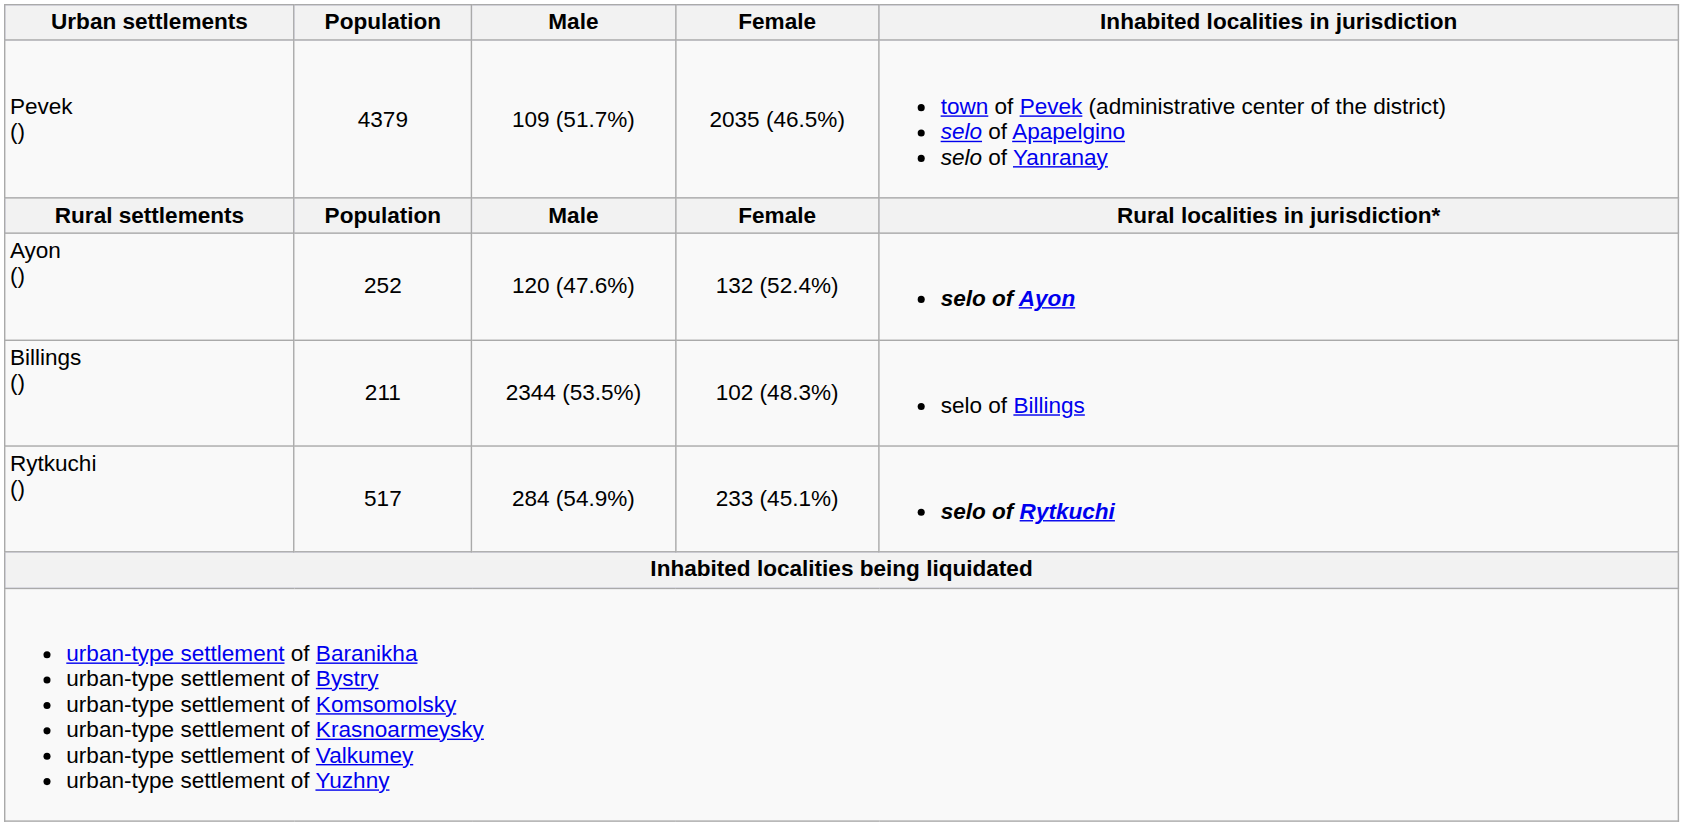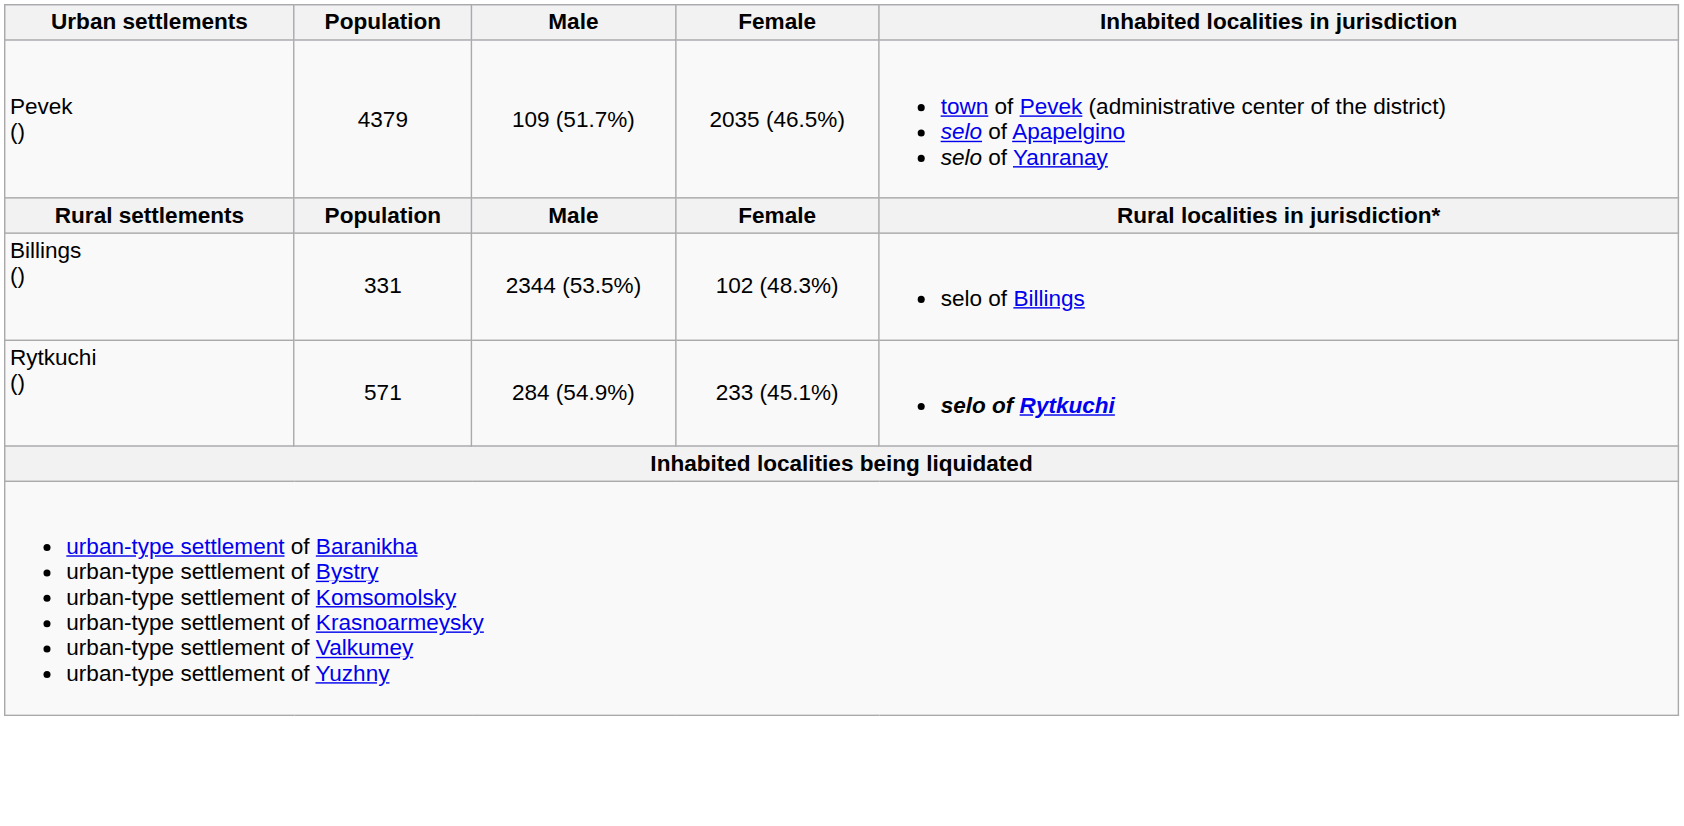- row: (35, 263)
(383, 392) 211 -> (383, 286) 331
(383, 498) 517 -> (383, 392) 571
